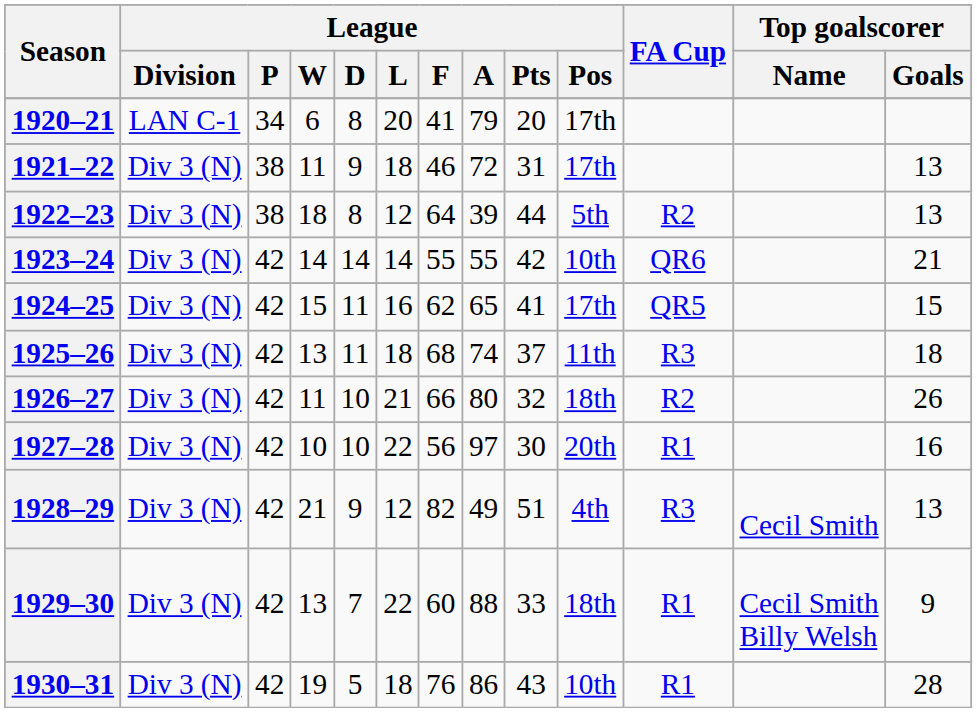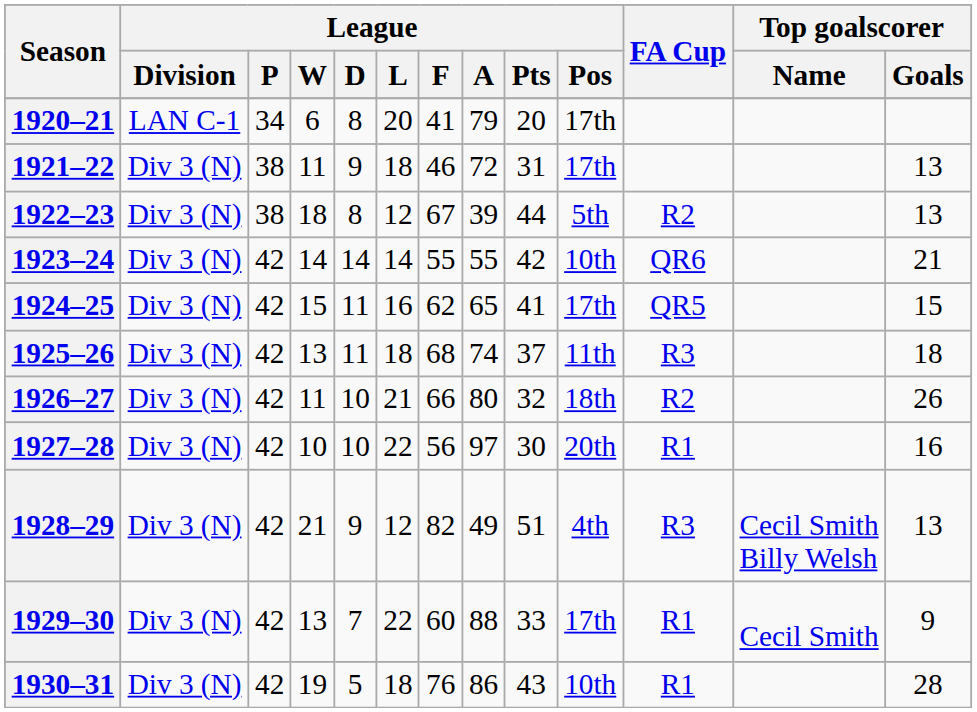(441, 213) 64 -> (441, 213) 67
(809, 525) Cecil Smith -> (809, 541) Cecil Smith Billy Welsh
(590, 604) 18th -> (590, 620) 17th
(809, 620) Cecil Smith Billy Welsh -> (809, 637) Cecil Smith
